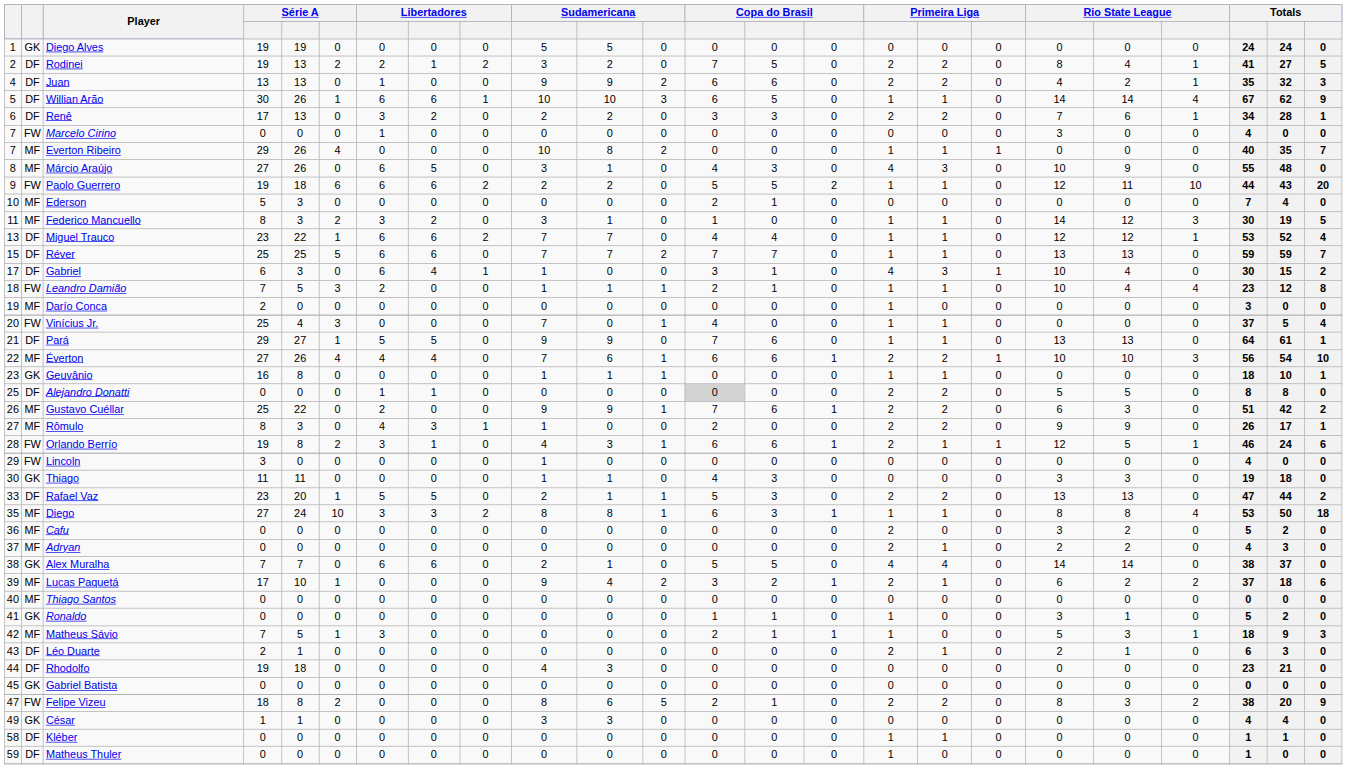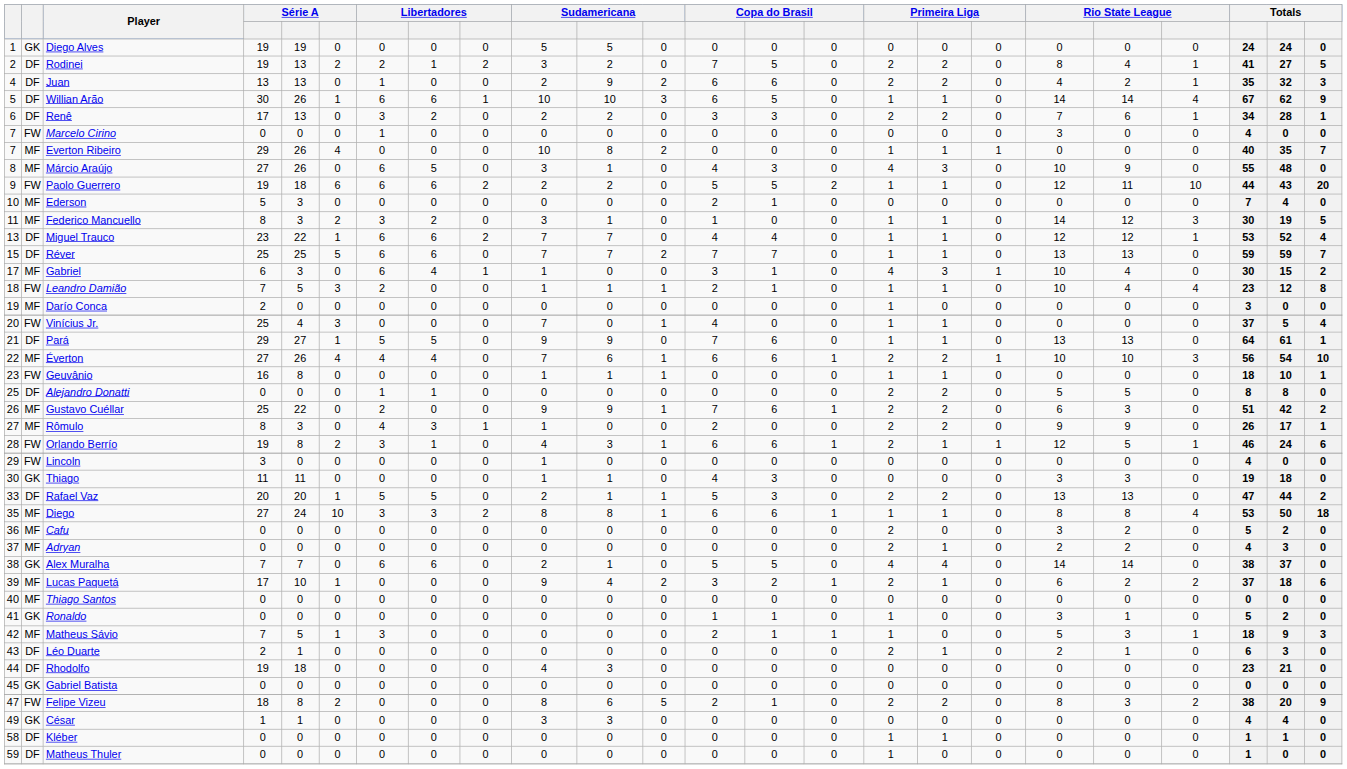(544, 82) 9 -> (544, 82) 2
(32, 271) DF -> (32, 271) MF
(32, 375) GK -> (32, 375) FW
(715, 392) lightgrey background -> (715, 392) no background
(263, 496) 23 -> (263, 496) 20
(774, 513) 3 -> (774, 513) 6
